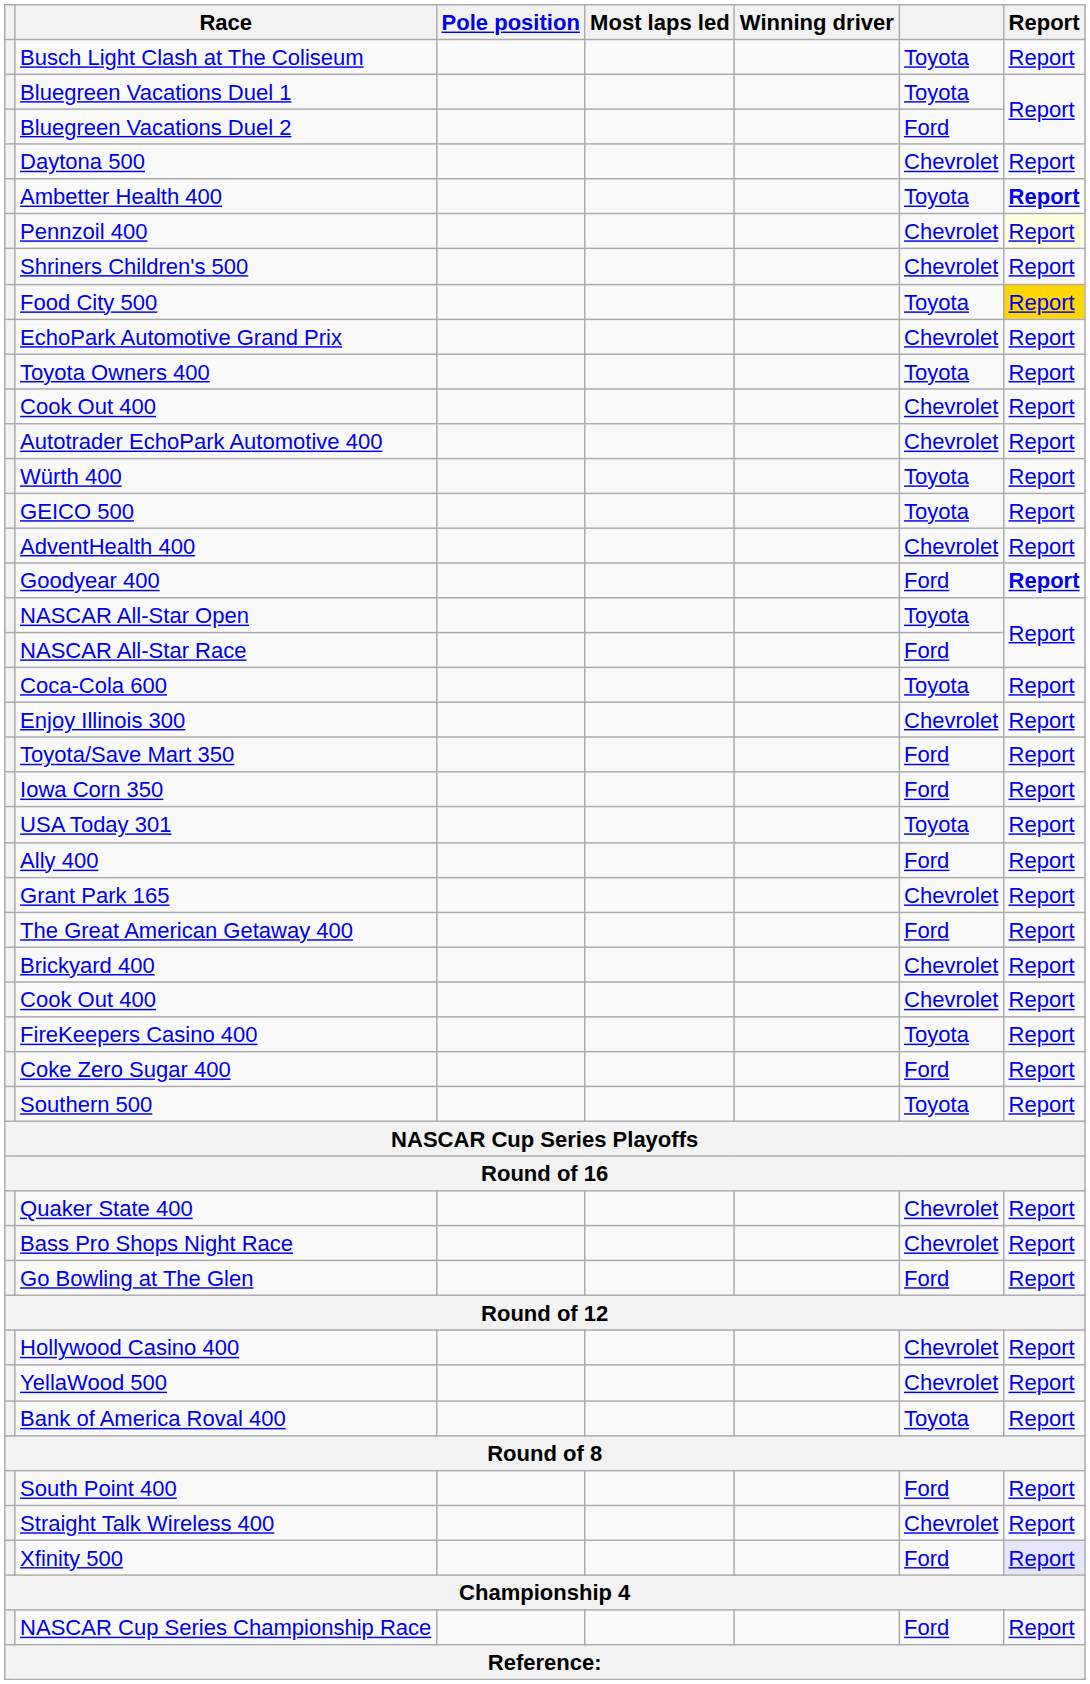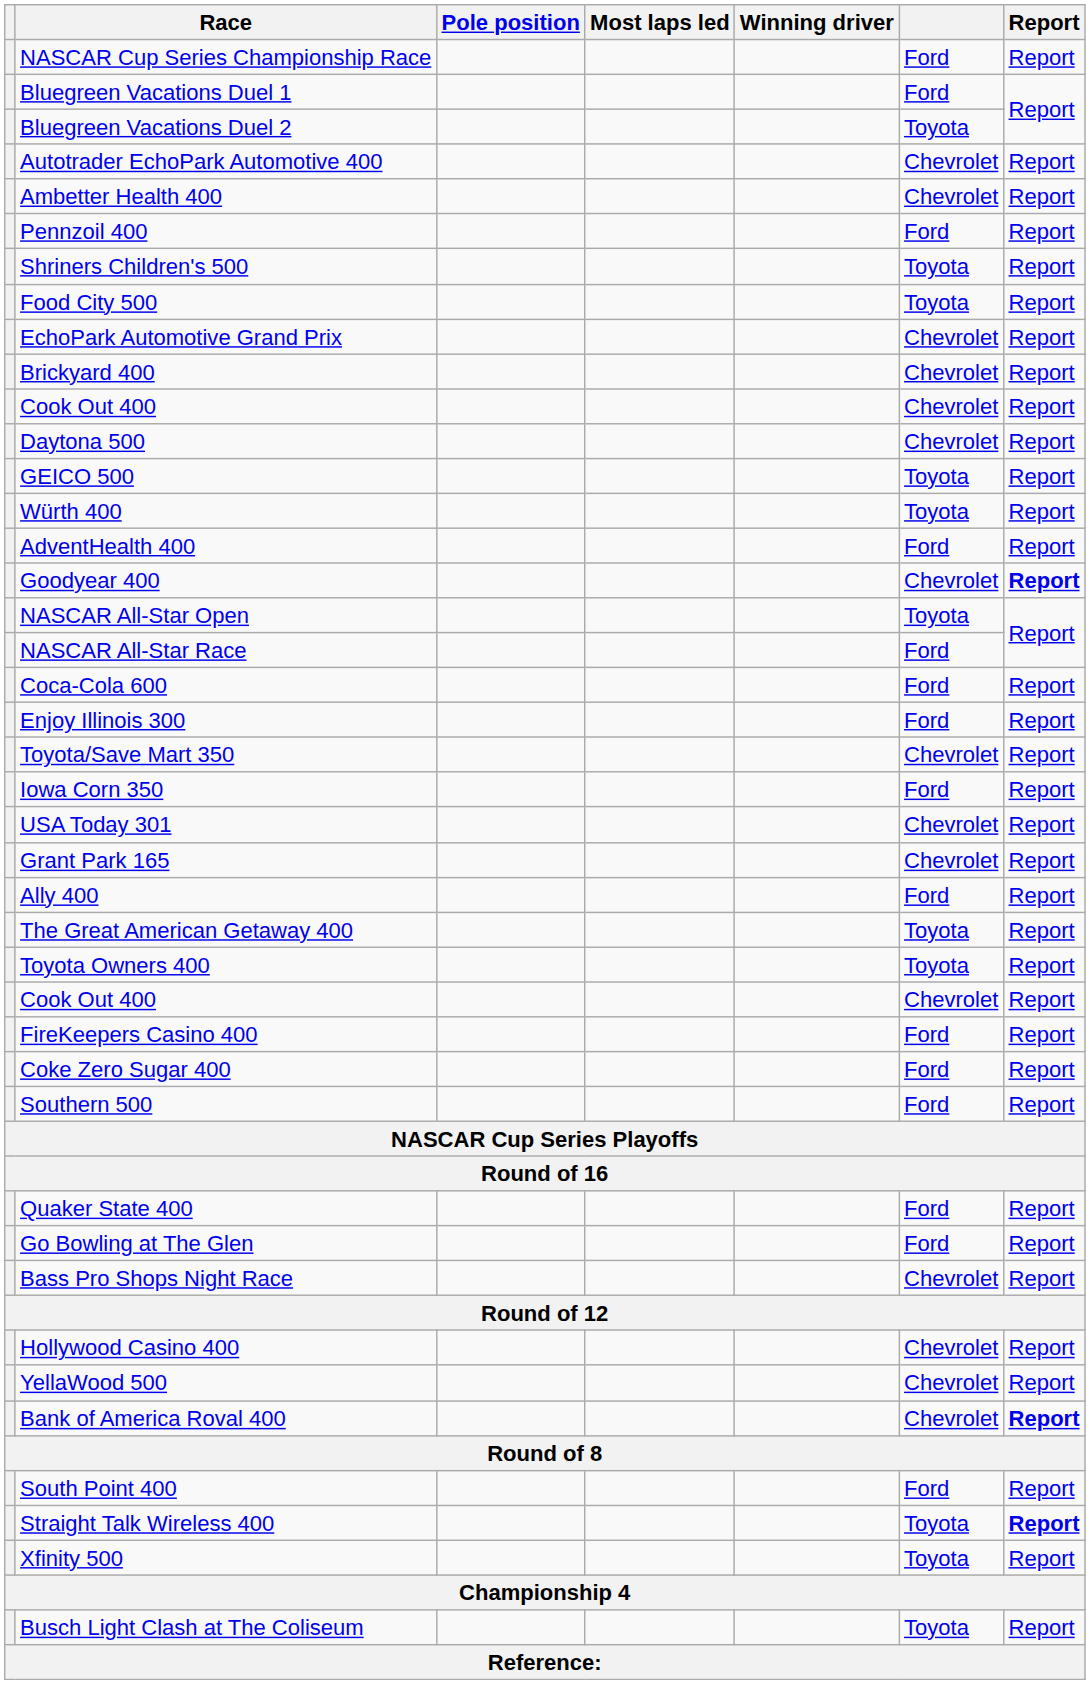rows swapped: (10, 57) <-> (10, 1627)
(937, 92) Toyota -> (927, 92) Ford
(927, 127) Ford -> (937, 127) Toyota
rows swapped: (10, 162) <-> (10, 441)
(937, 197) Toyota -> (951, 197) Chevrolet
(1044, 197) bold -> (1042, 197) normal
(951, 232) Chevrolet -> (927, 232) Ford
(1042, 232) lightyellow background -> (1042, 232) no background
(951, 267) Chevrolet -> (937, 267) Toyota
(1042, 301) gold background -> (1042, 301) no background
rows swapped: (10, 371) <-> (10, 964)
rows swapped: (10, 511) <-> (10, 476)
(951, 546) Chevrolet -> (927, 546) Ford
(927, 581) Ford -> (951, 581) Chevrolet
(937, 685) Toyota -> (927, 685) Ford
(951, 720) Chevrolet -> (927, 720) Ford
(927, 755) Ford -> (951, 755) Chevrolet
(937, 825) Toyota -> (951, 825) Chevrolet
rows swapped: (10, 860) <-> (10, 895)
(927, 930) Ford -> (937, 930) Toyota
(937, 1034) Toyota -> (927, 1034) Ford
(937, 1104) Toyota -> (927, 1104) Ford
(951, 1209) Chevrolet -> (927, 1209) Ford
rows swapped: (10, 1278) <-> (10, 1244)
(937, 1418) Toyota -> (951, 1418) Chevrolet
(1042, 1418) normal -> (1044, 1418) bold
(951, 1523) Chevrolet -> (937, 1523) Toyota
(1042, 1523) normal -> (1044, 1523) bold
(927, 1558) Ford -> (937, 1558) Toyota
(1042, 1558) lavender background -> (1042, 1558) no background
